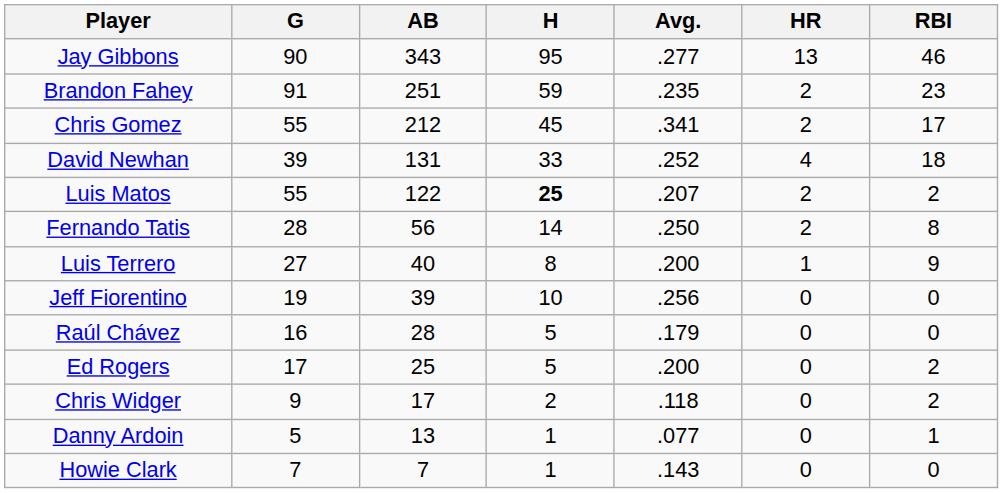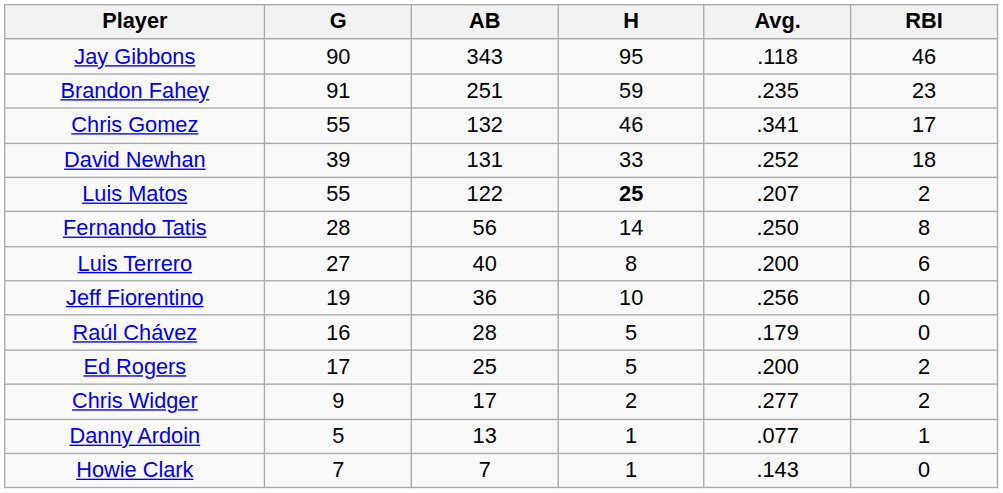- column: (806, 21)
(678, 56) .277 -> (778, 56) .118
(423, 125) 212 -> (485, 125) 132
(551, 125) 45 -> (631, 125) 46
(933, 263) 9 -> (924, 263) 6
(423, 297) 39 -> (485, 297) 36
(678, 401) .118 -> (778, 401) .277
